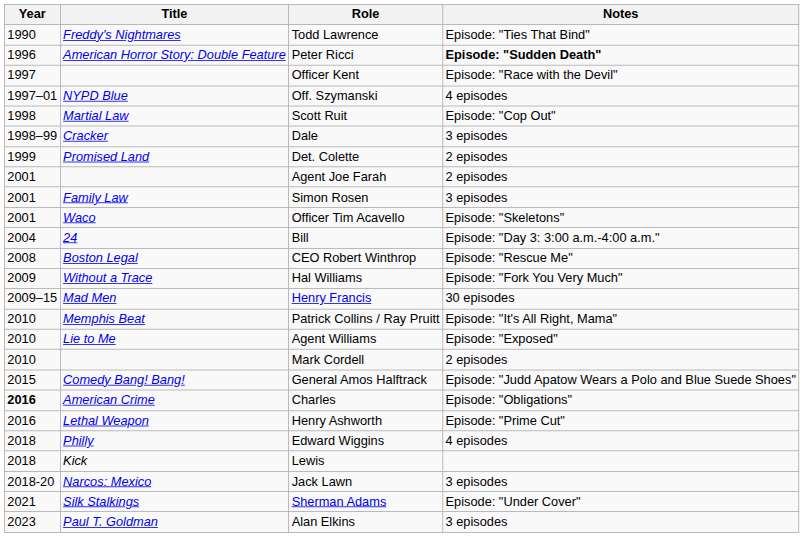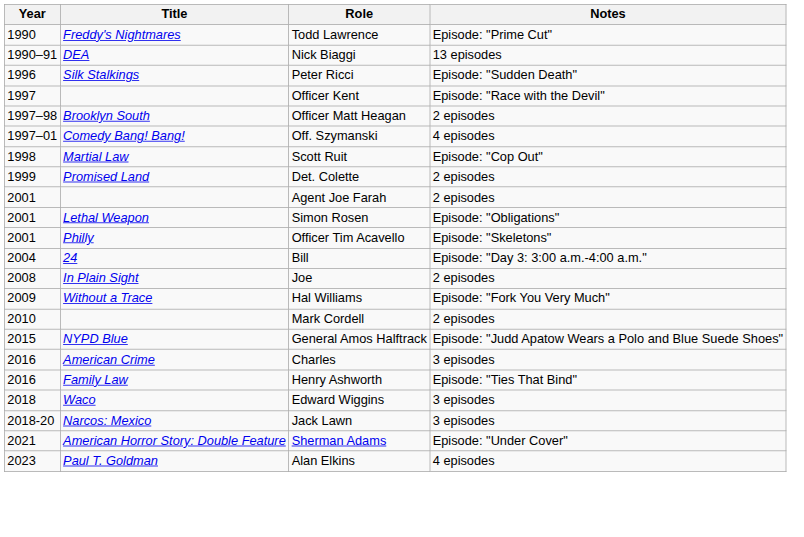(518, 34) Episode: "Ties That Bind" -> (492, 34) Episode: "Prime Cut"
+ row: (324, 55)
(174, 55) American Horror Story: Double Feature -> (101, 75) Silk Stalkings
(523, 55) bold -> (505, 75) normal
+ row: (349, 116)
(95, 95) NYPD Blue -> (124, 136) Comedy Bang! Bang!
- row: (305, 136)
(95, 197) Family Law -> (106, 217) Lethal Weapon
(476, 197) 3 episodes -> (496, 217) Episode: "Obligations"
(79, 217) Waco -> (78, 237) Philly
- row: (354, 258)
+ row: (302, 278)
- row: (331, 298)
- row: (366, 319)
- row: (334, 339)
(124, 380) Comedy Bang! Bang! -> (95, 339) NYPD Blue
(22, 400) bold -> (22, 359) normal
(509, 400) Episode: "Obligations" -> (464, 359) 3 episodes
(106, 420) Lethal Weapon -> (95, 380) Family Law
(505, 420) Episode: "Prime Cut" -> (505, 380) Episode: "Ties That Bind"
(78, 440) Philly -> (79, 400) Waco
(476, 440) 4 episodes -> (464, 400) 3 episodes
- row: (308, 461)
(101, 501) Silk Stalkings -> (174, 440) American Horror Story: Double Feature
(476, 522) 3 episodes -> (464, 461) 4 episodes
